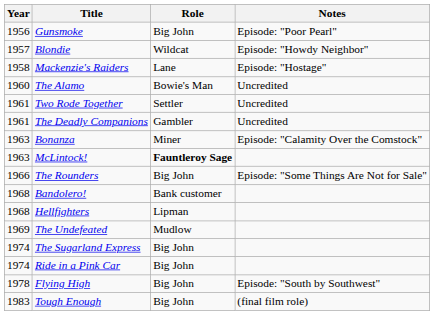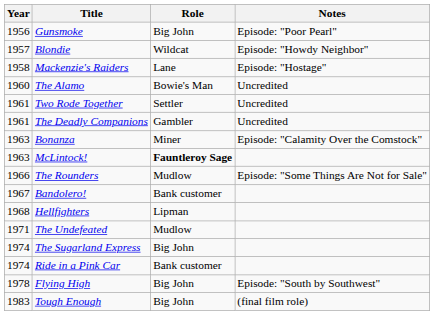(173, 175) Big John -> (172, 175) Mudlow
(18, 193) 1968 -> (18, 193) 1967
(18, 229) 1969 -> (18, 229) 1971
(173, 265) Big John -> (187, 265) Bank customer
